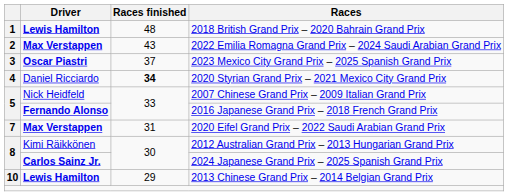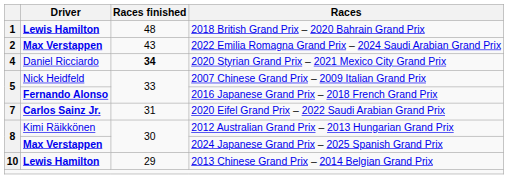- row: (321, 62)
(63, 128) Max Verstappen -> (62, 111) Carlos Sainz Jr.
(62, 161) Carlos Sainz Jr. -> (63, 144) Max Verstappen
